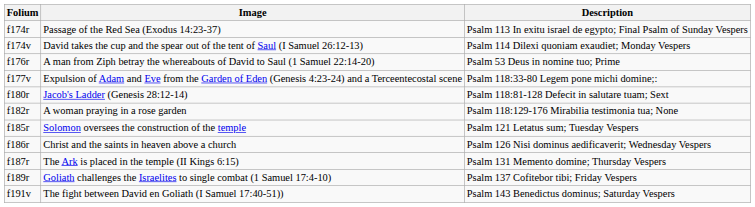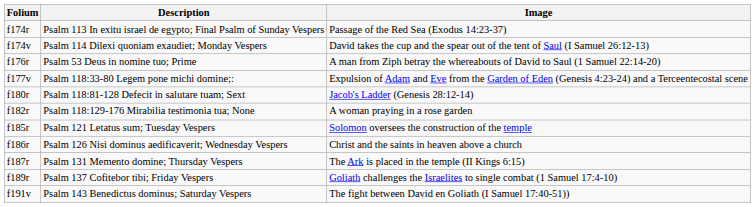columns swapped: (253, 12) <-> (607, 12)
